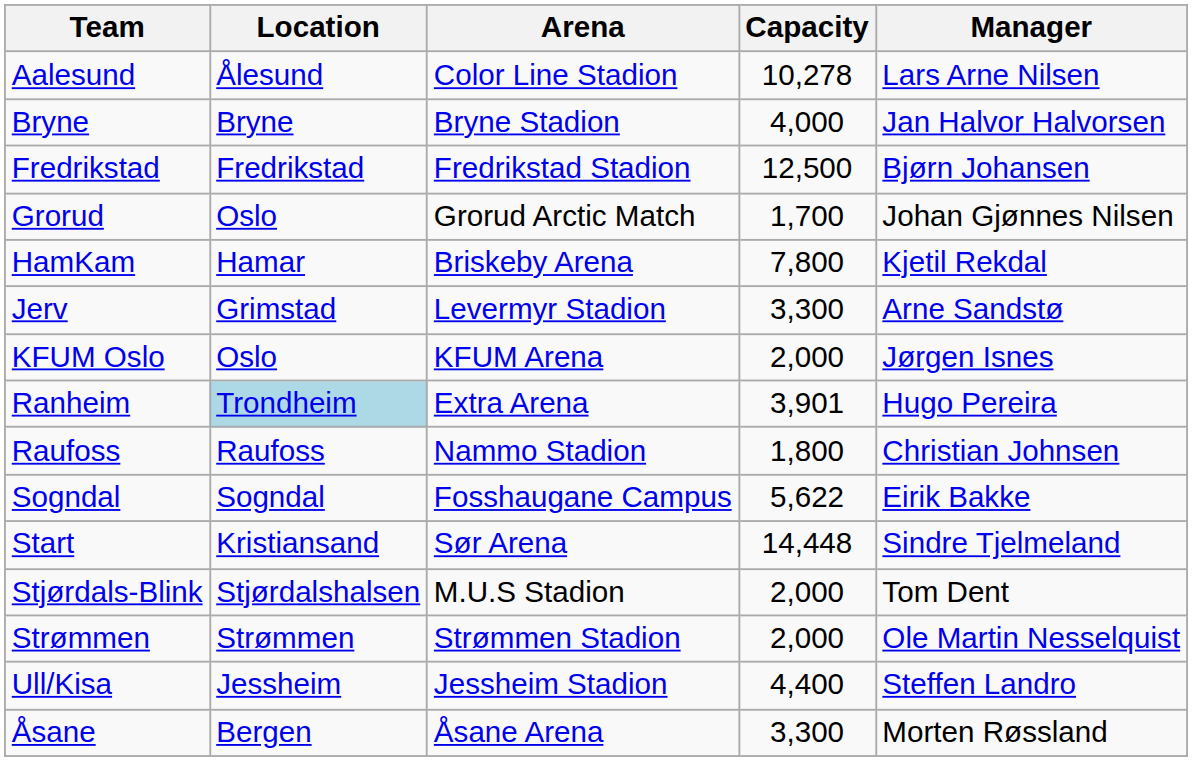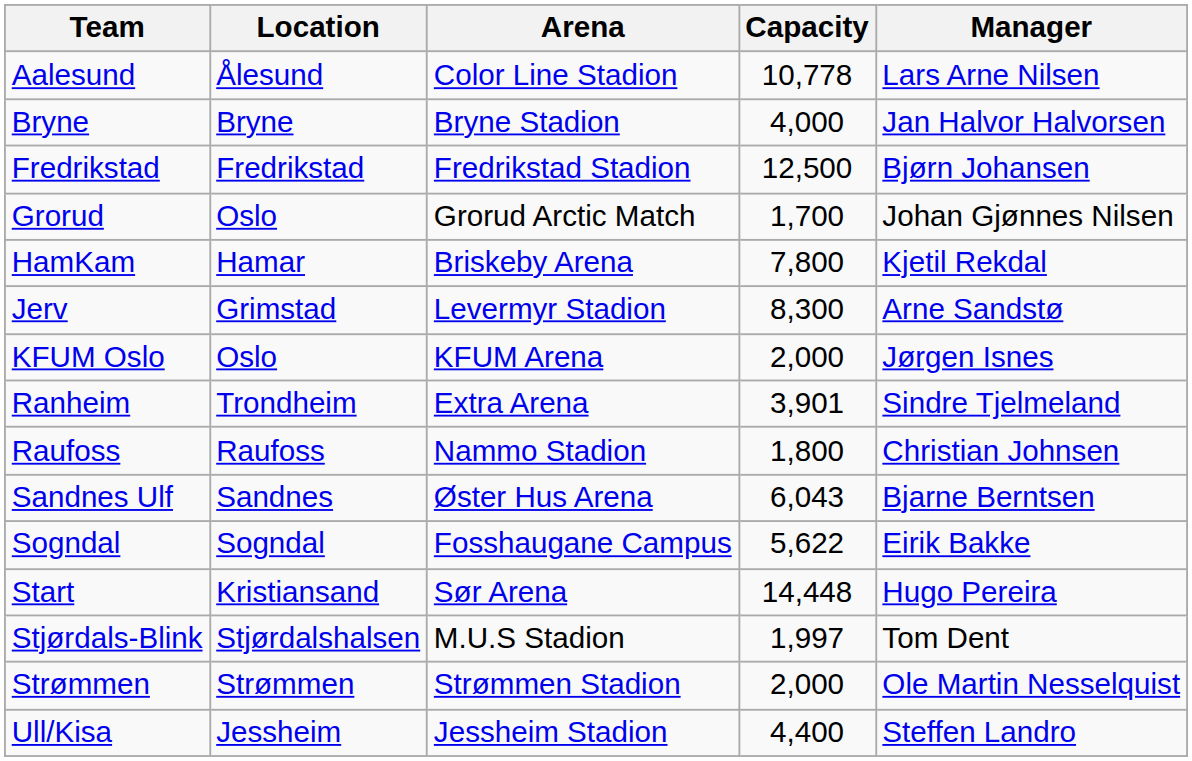(807, 74) 10,278 -> (807, 74) 10,778
(807, 309) 3,300 -> (807, 309) 8,300
(286, 403) lightblue background -> (286, 403) no background
(970, 403) Hugo Pereira -> (1001, 403) Sindre Tjelmeland
+ row: (92, 497)
(1001, 544) Sindre Tjelmeland -> (970, 591) Hugo Pereira
(807, 591) 2,000 -> (807, 638) 1,997
- row: (54, 732)
